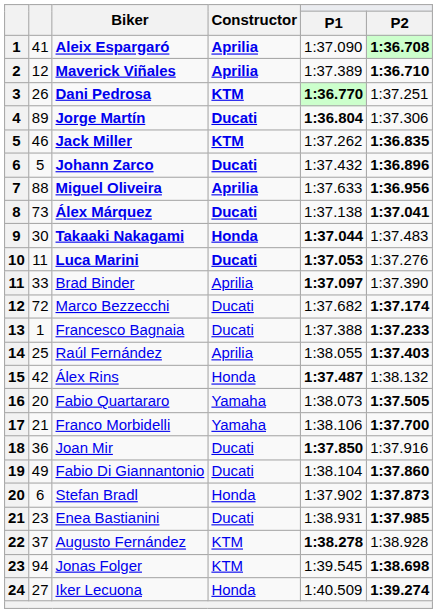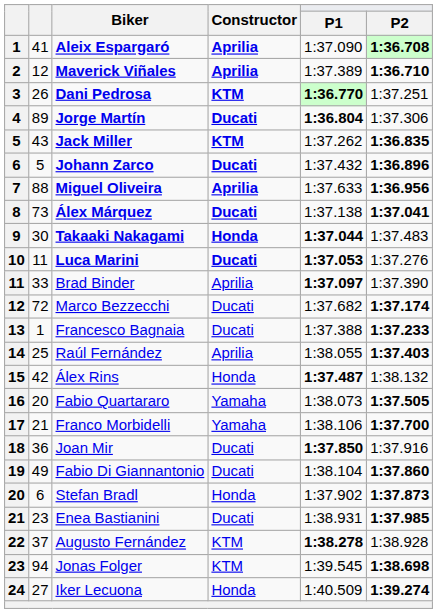(40, 141) 46 -> (40, 141) 43
